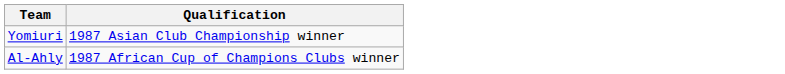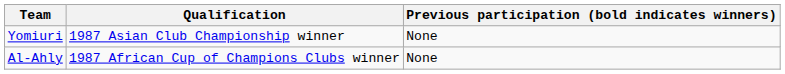+ column: (591, 15)
